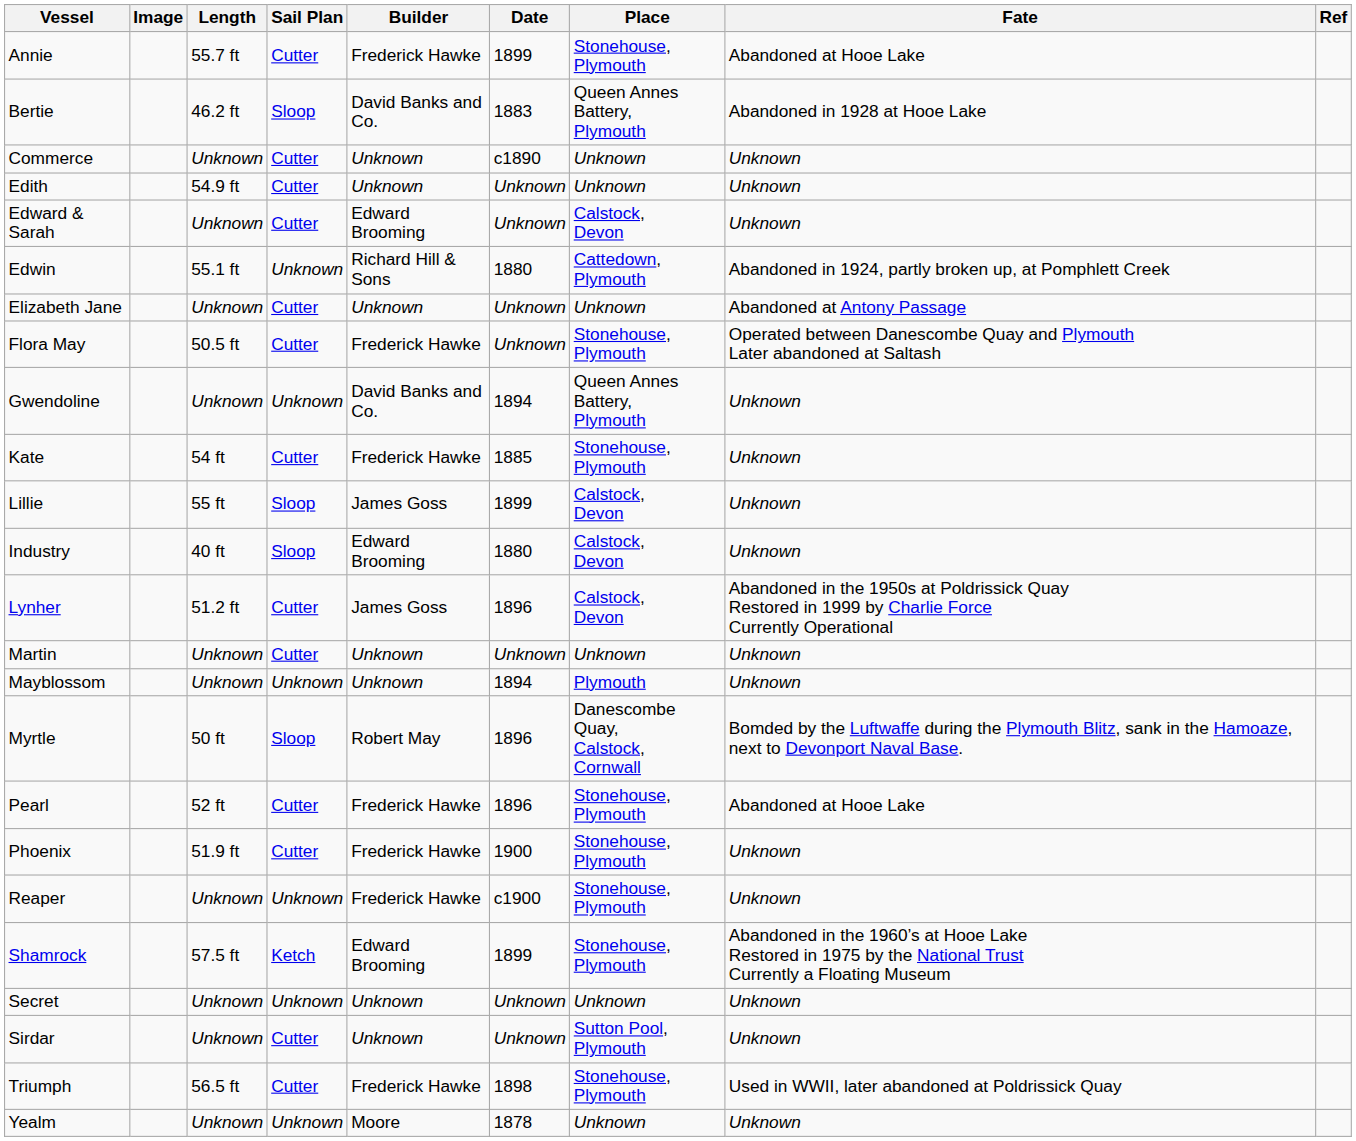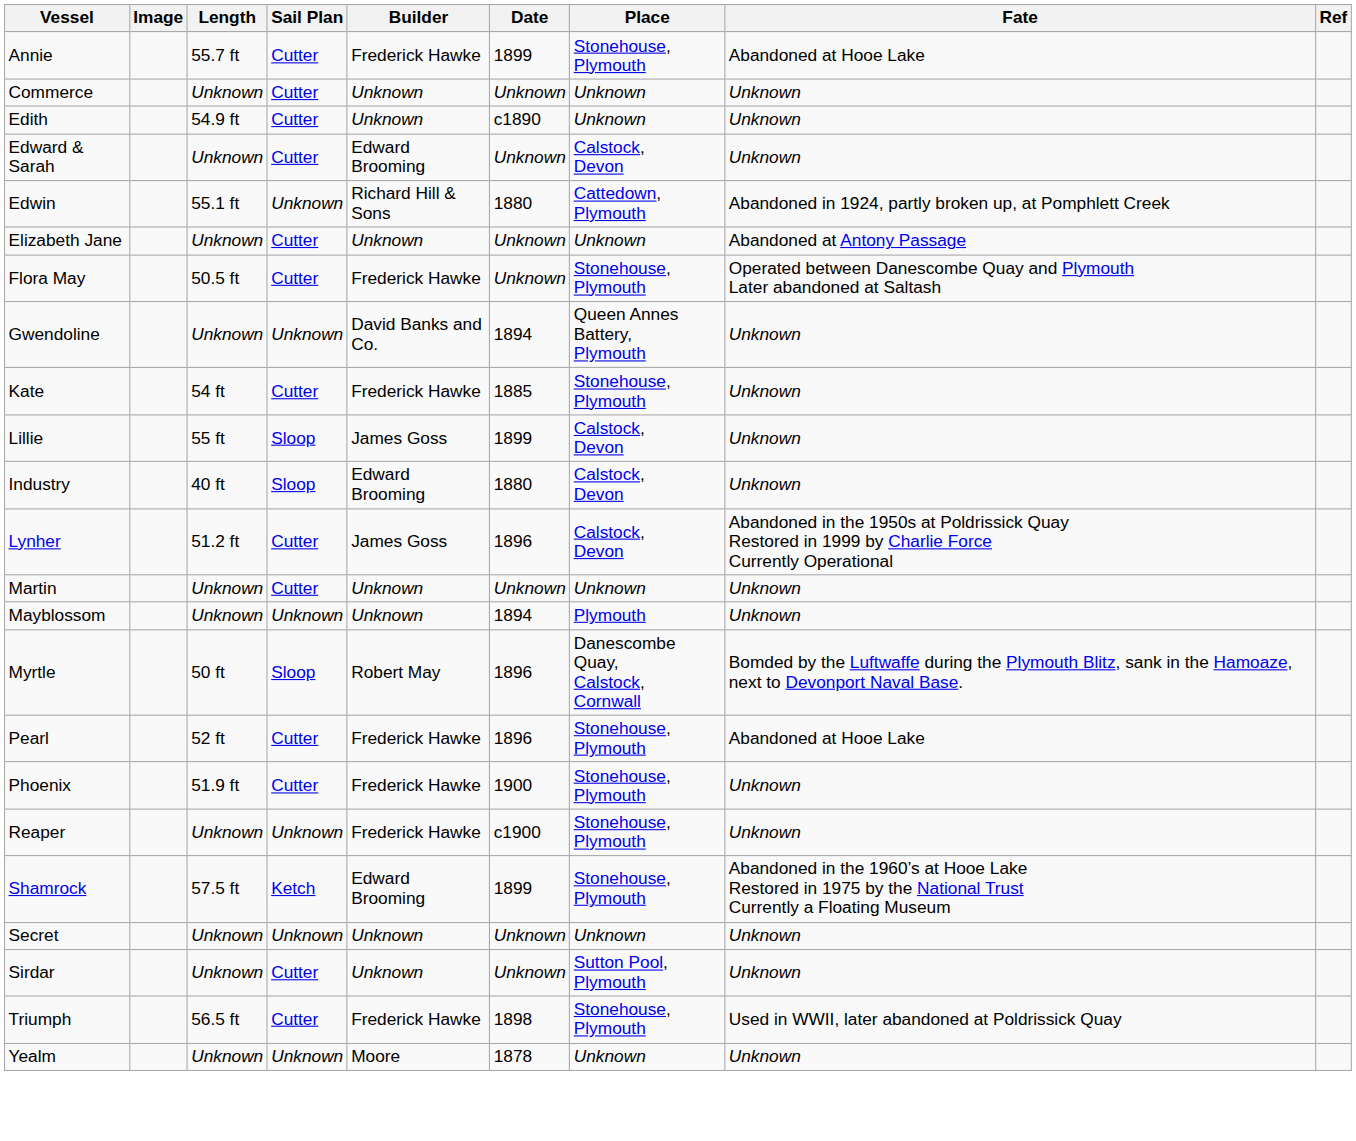- row: (31, 111)
(517, 158) c1890 -> (530, 92) Unknown
(530, 186) Unknown -> (517, 119) c1890
